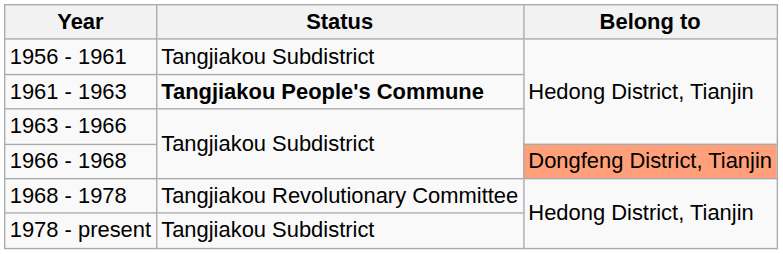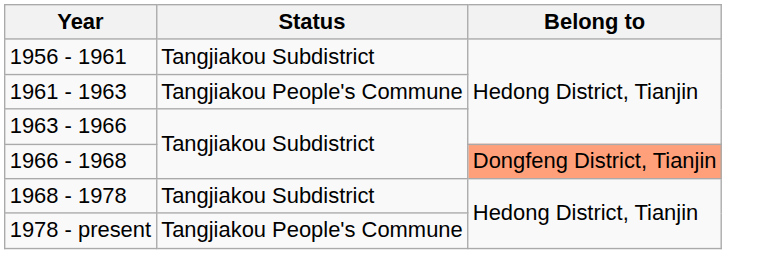(323, 91) bold -> (312, 91) normal
(340, 195) Tangjiakou Revolutionary Committee -> (268, 195) Tangjiakou Subdistrict
(268, 230) Tangjiakou Subdistrict -> (312, 230) Tangjiakou People's Commune
